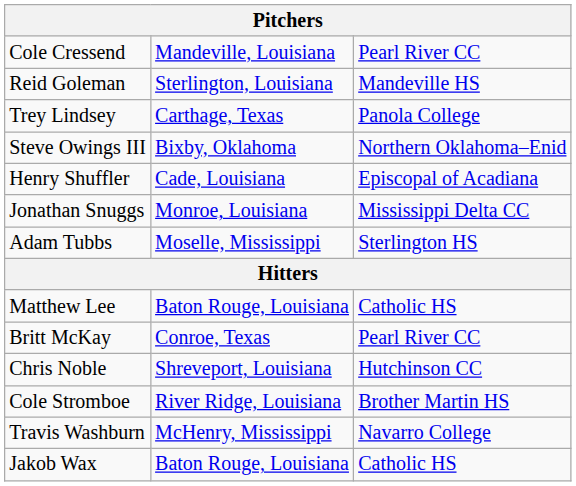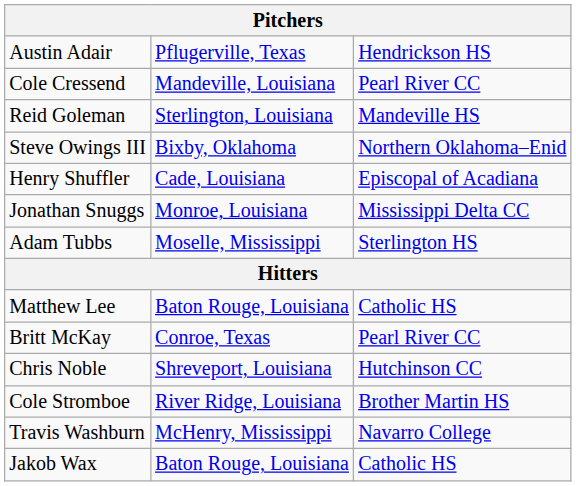+ row: (61, 52)
- row: (62, 115)
